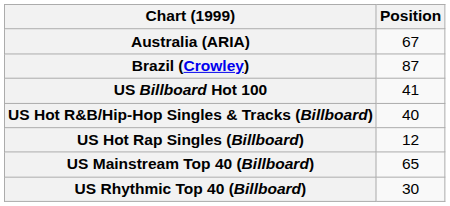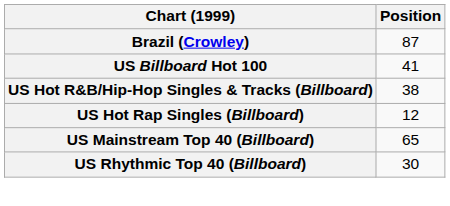- row: (190, 41)
(411, 115) 40 -> (411, 90) 38
